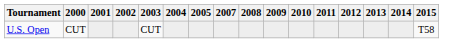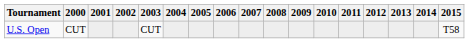+ column: (226, 13)
